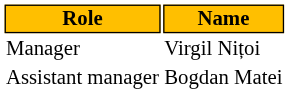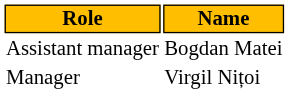rows swapped: (43, 48) <-> (82, 77)
